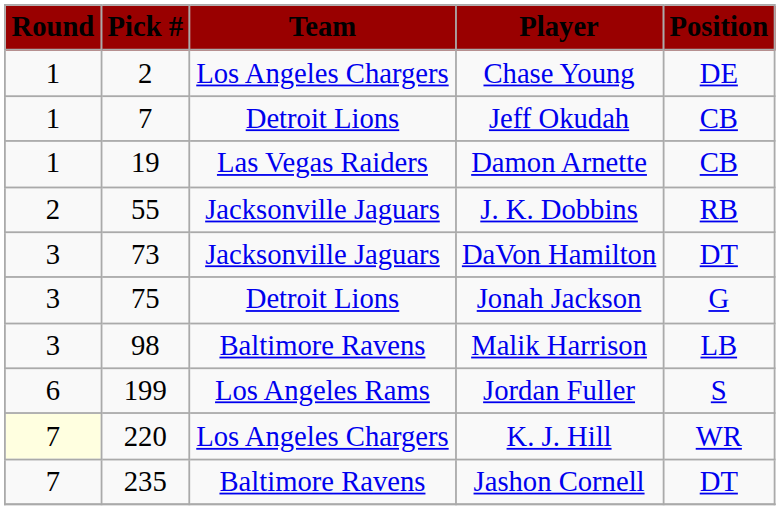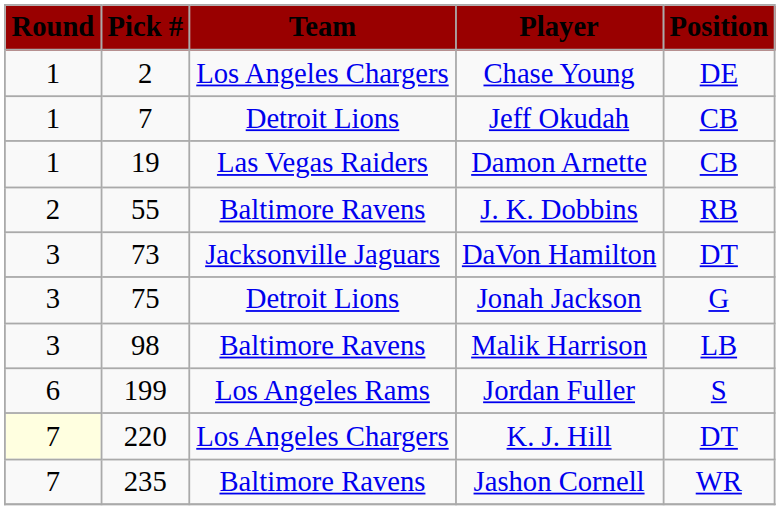(322, 208) Jacksonville Jaguars -> (322, 208) Baltimore Ravens
(719, 436) WR -> (719, 436) DT
(719, 481) DT -> (719, 481) WR
